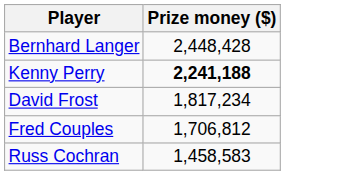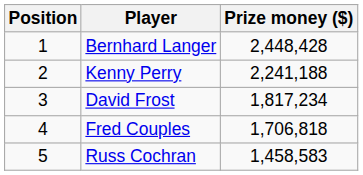+ column: (43, 18)
(212, 73) bold -> (289, 73) normal
(212, 128) 1,706,812 -> (289, 128) 1,706,818
